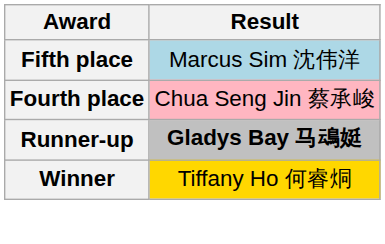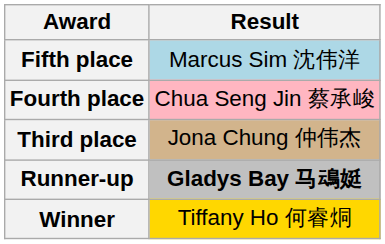+ row: (77, 139)
